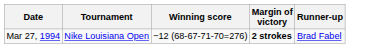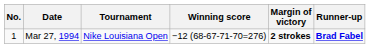+ column: (14, 17)
(319, 36) normal -> (339, 36) bold
